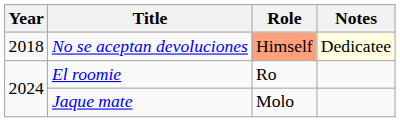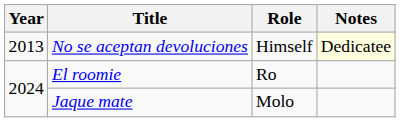(26, 46) 2018 -> (26, 46) 2013
(284, 46) lightsalmon background -> (284, 46) no background
